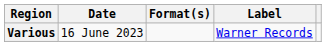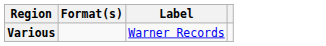- column: (102, 14)
